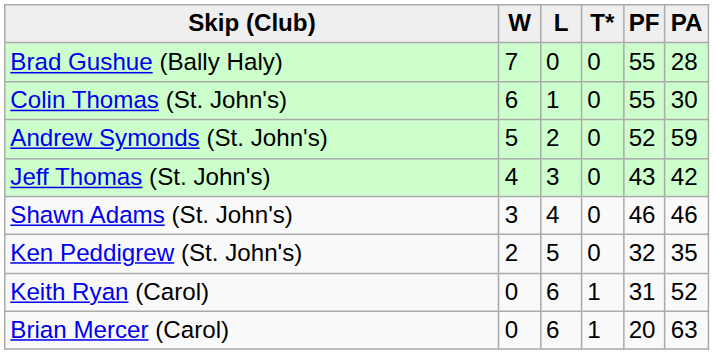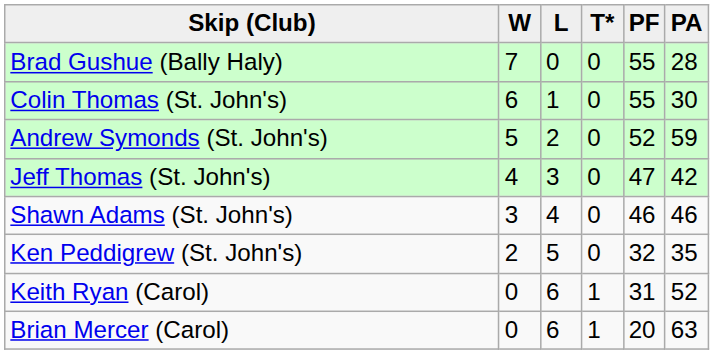(642, 176) 43 -> (642, 176) 47
